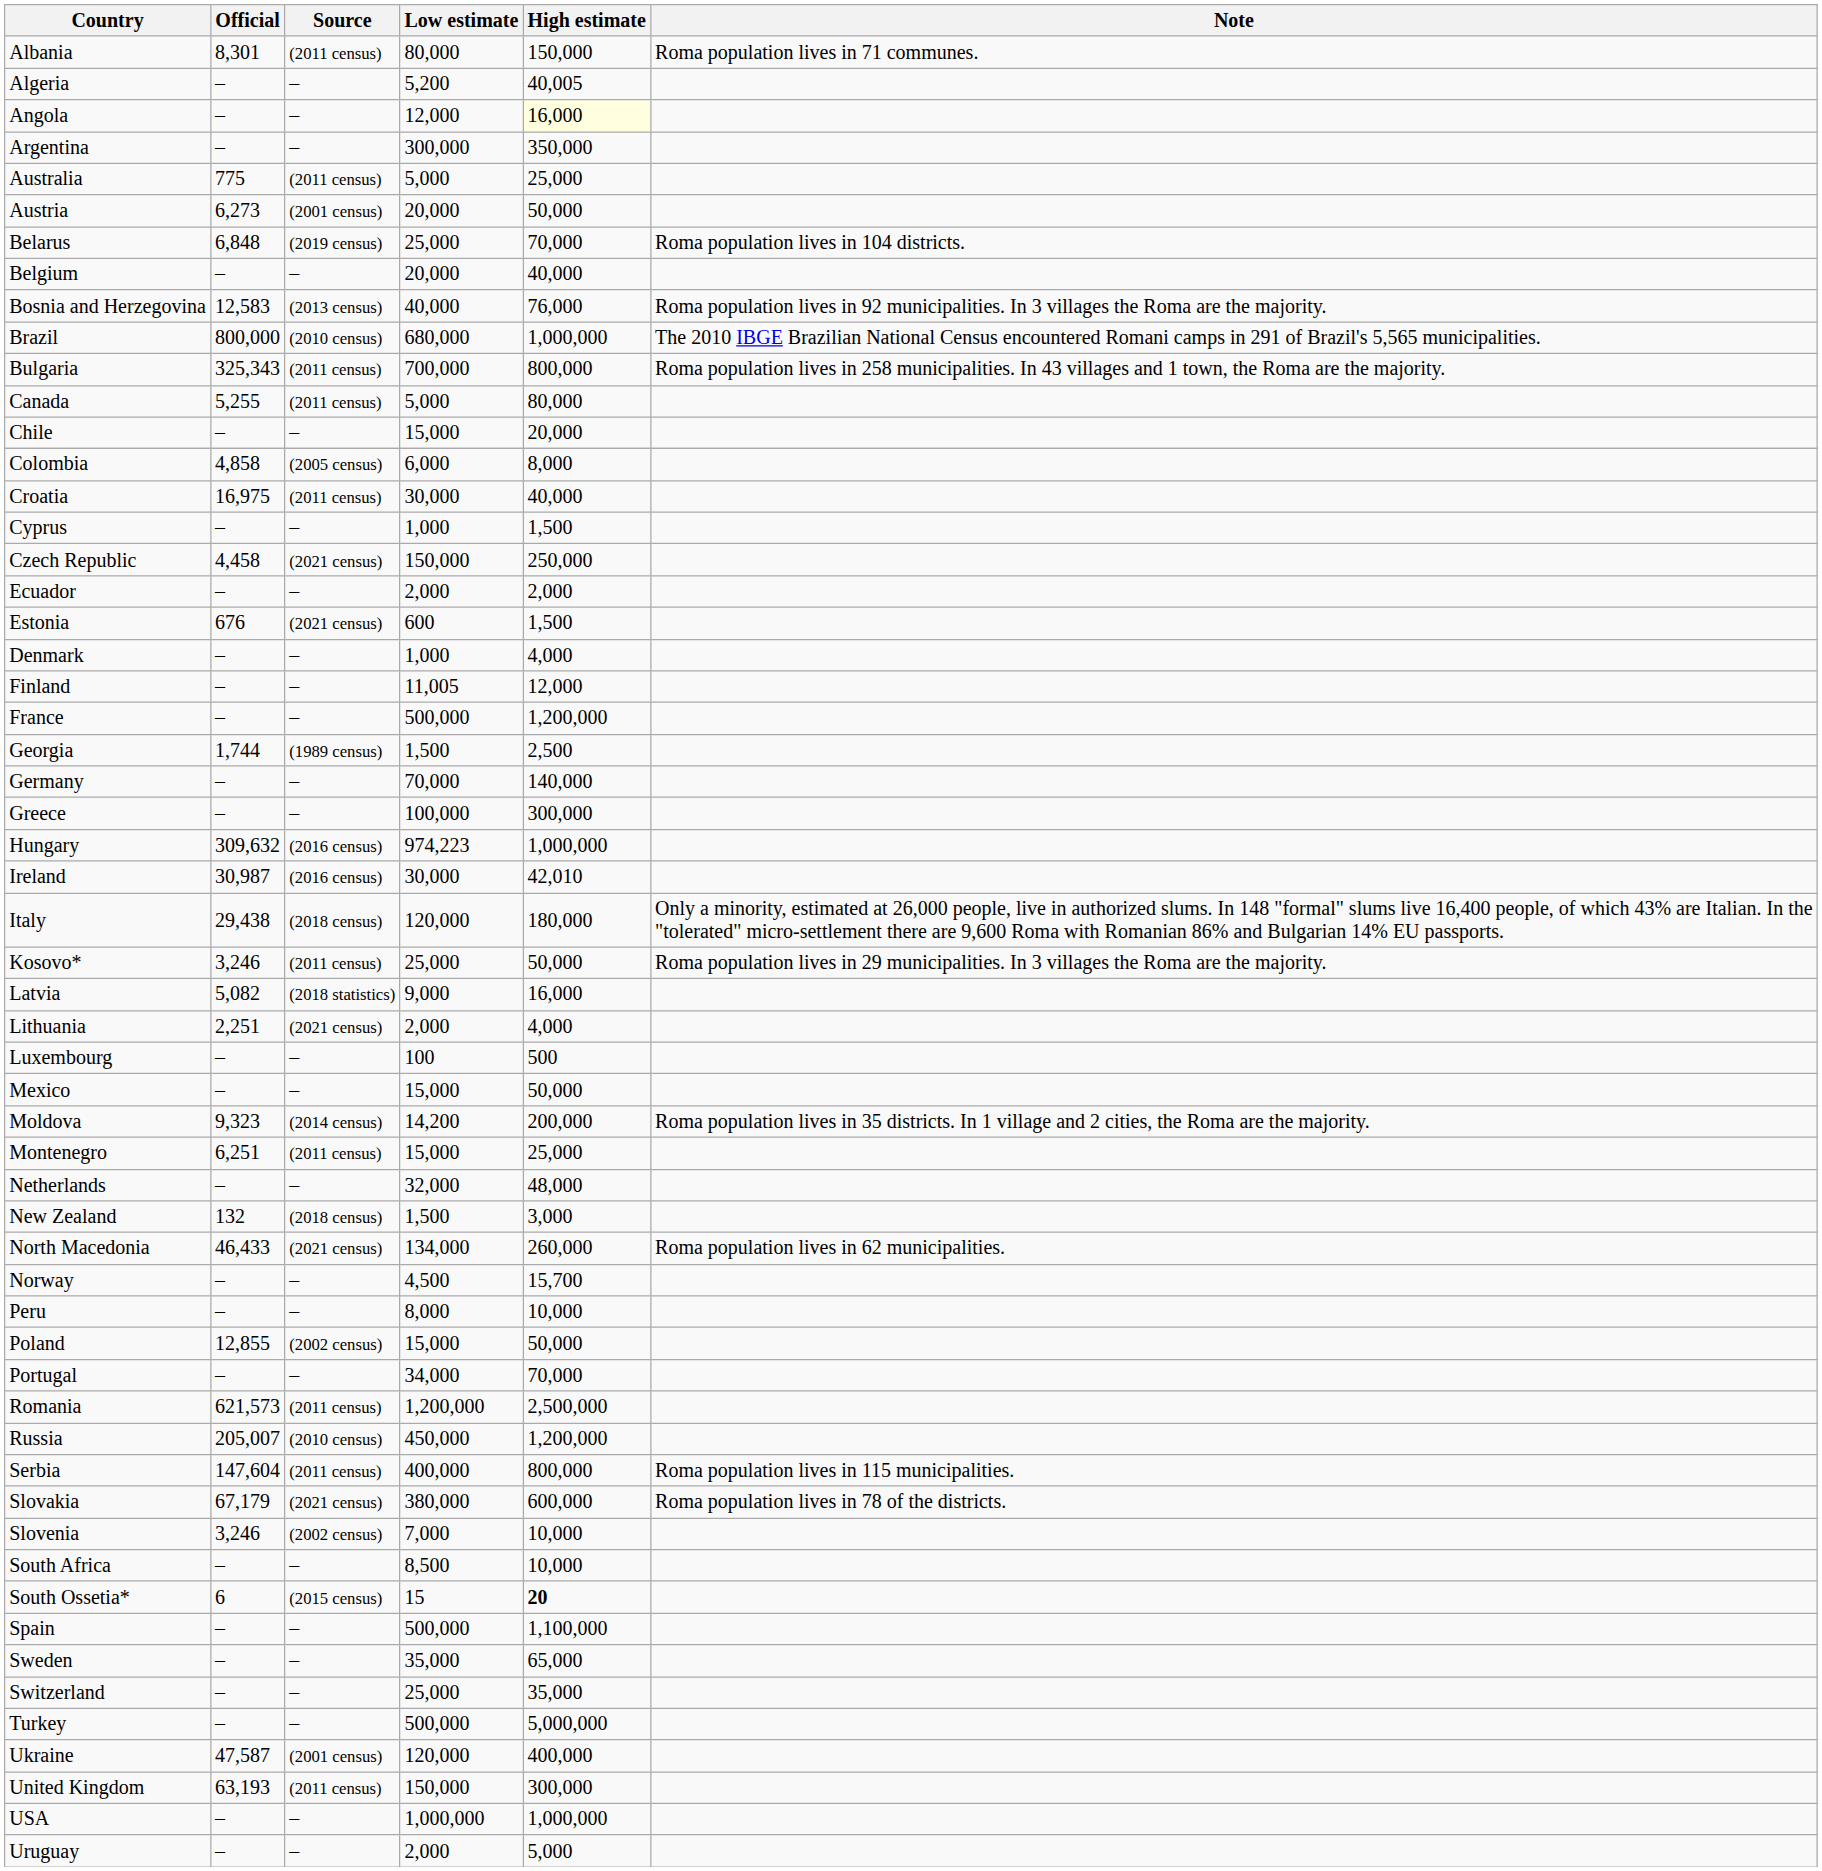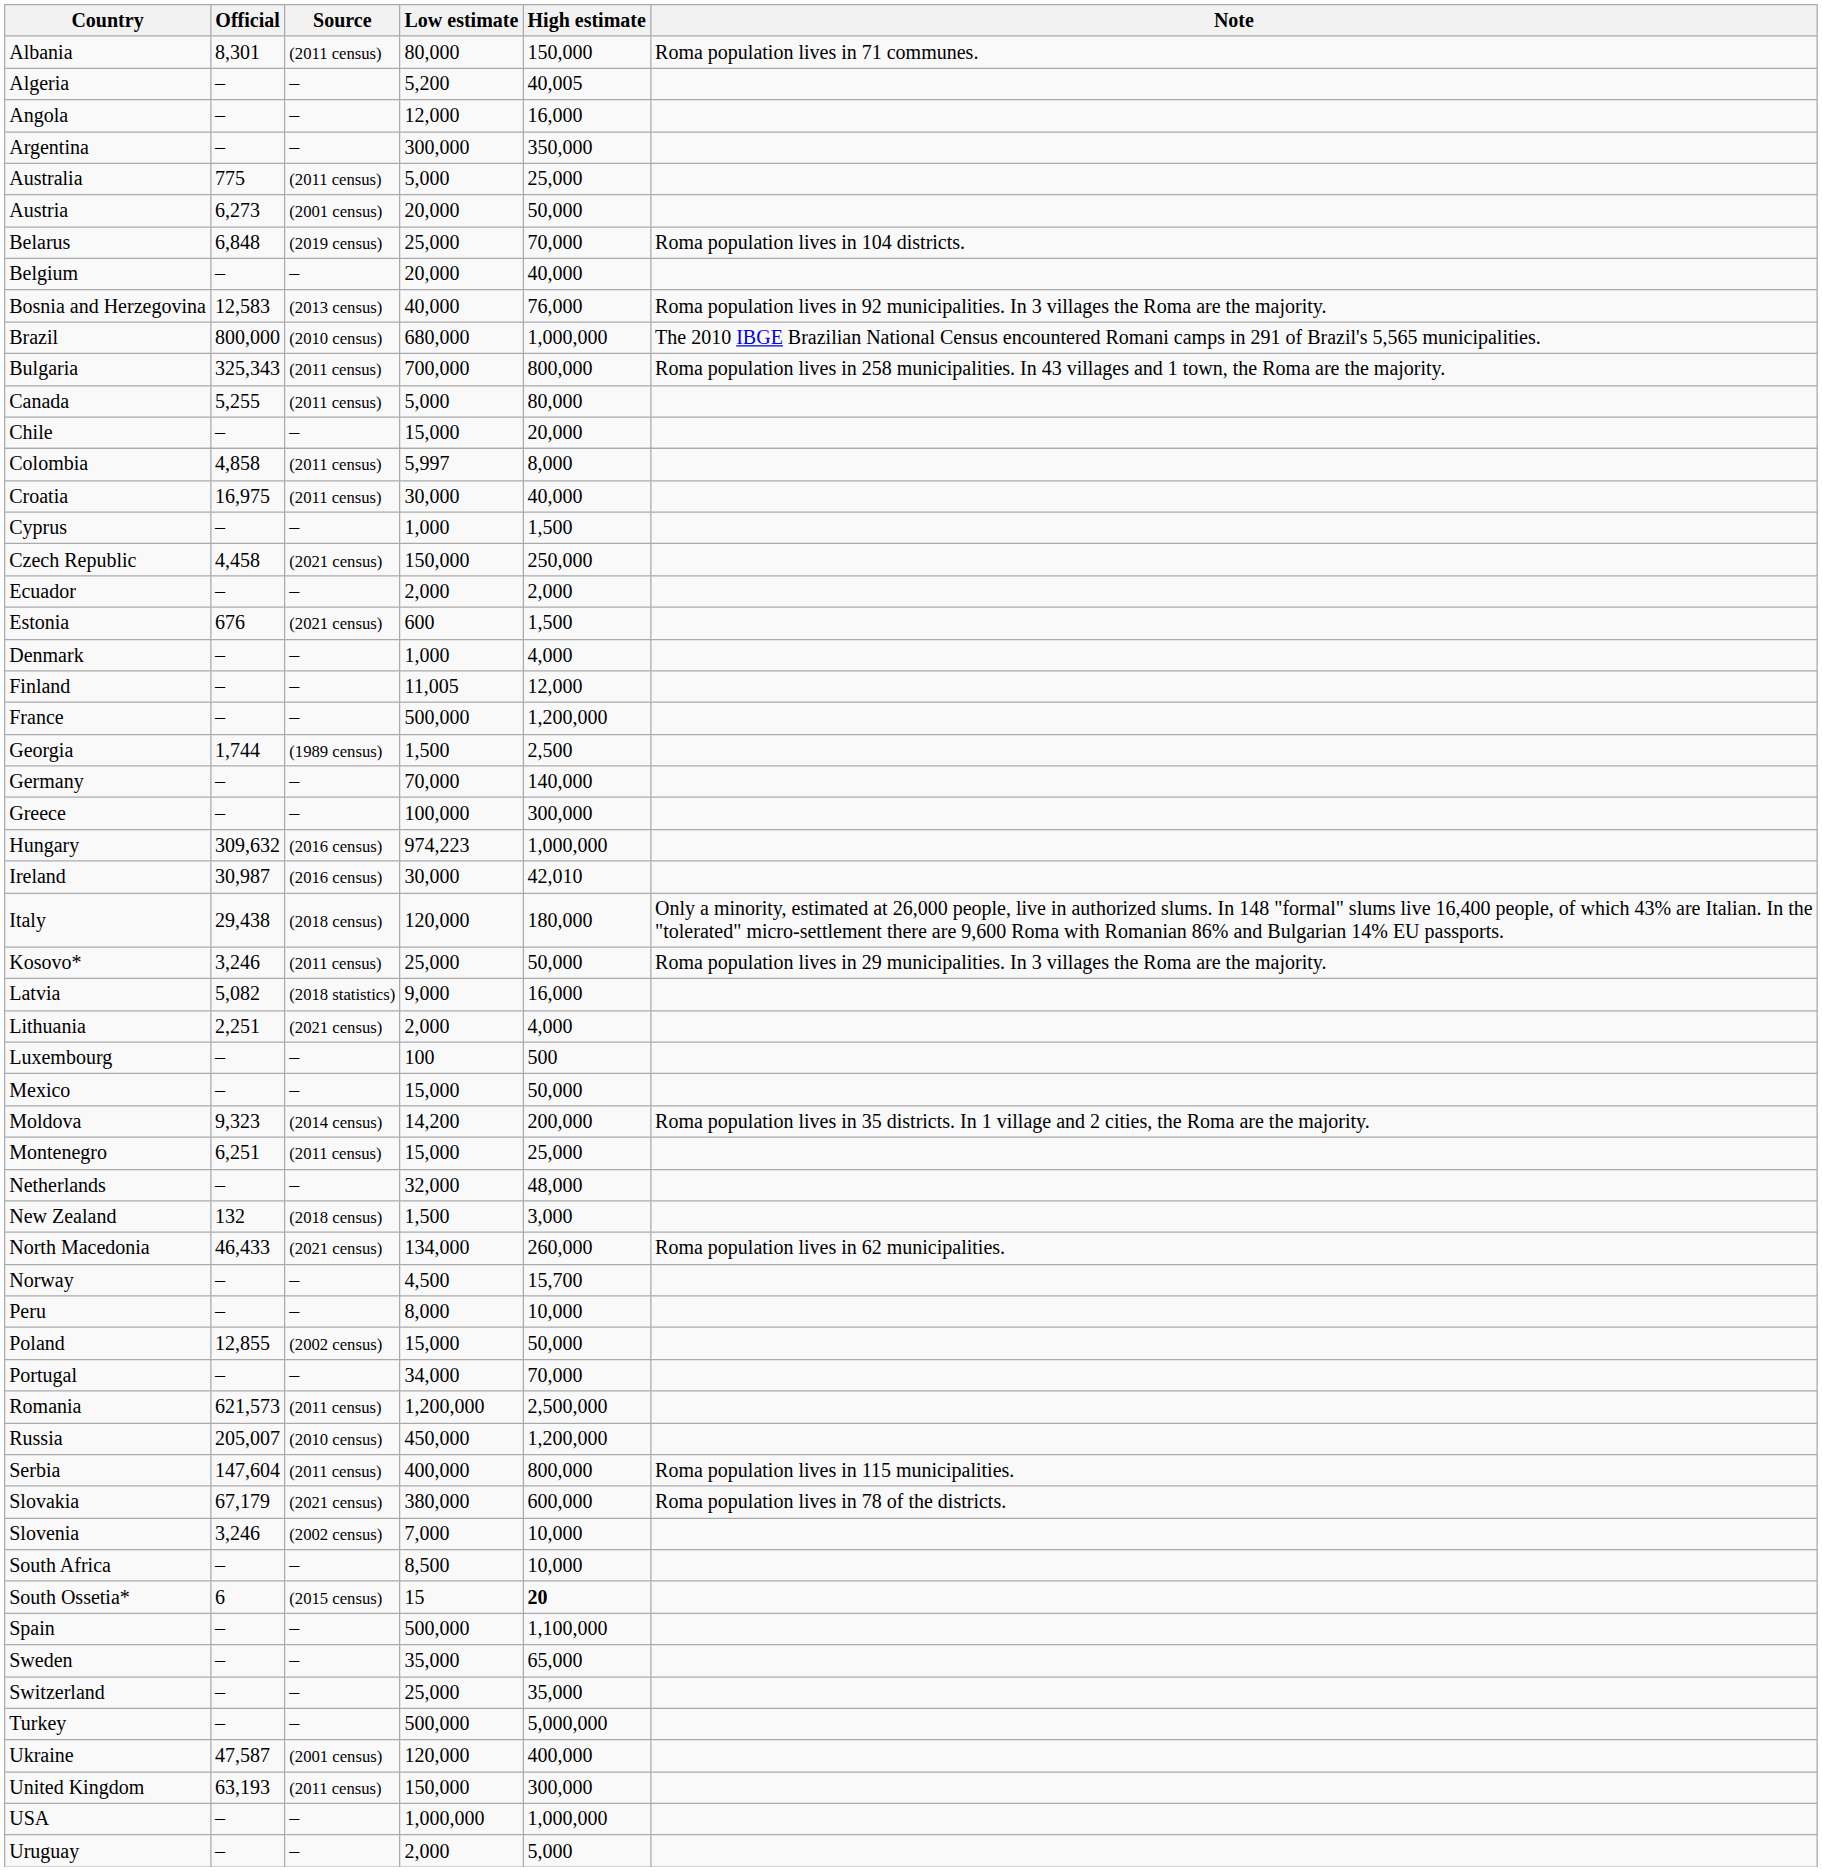(555, 115) lightyellow background -> (555, 115) no background
(336, 465) (2005 census) -> (335, 465) (2011 census)
(427, 464) 6,000 -> (427, 464) 5,997
